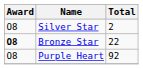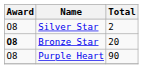(114, 41) 22 -> (114, 41) 20
(114, 56) 92 -> (114, 56) 90
